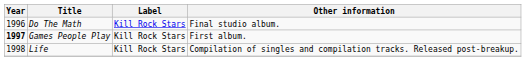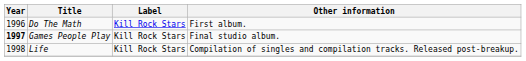(235, 24) Final studio album. -> (218, 24) First album.
(218, 37) First album. -> (235, 37) Final studio album.
